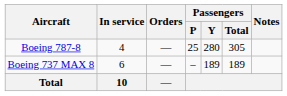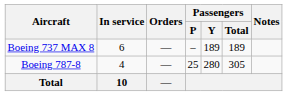rows swapped: (51, 64) <-> (51, 47)
